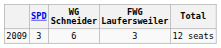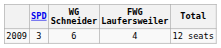(135, 36) 3 -> (135, 36) 4
